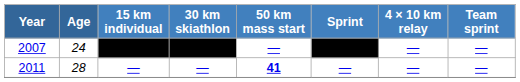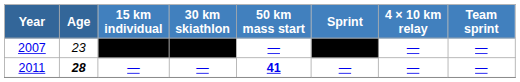(79, 48) 24 -> (79, 48) 23
(79, 68) normal -> (79, 68) bold
